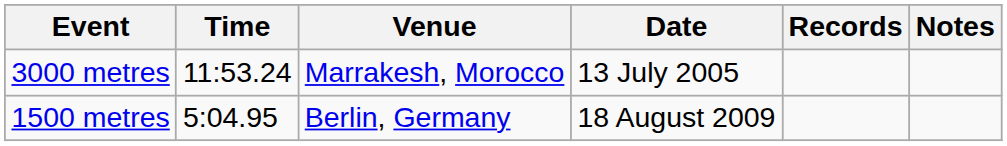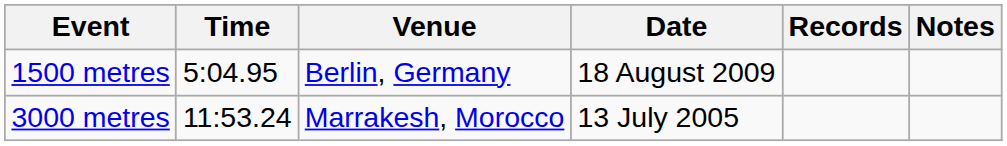rows swapped: (91, 117) <-> (91, 72)
